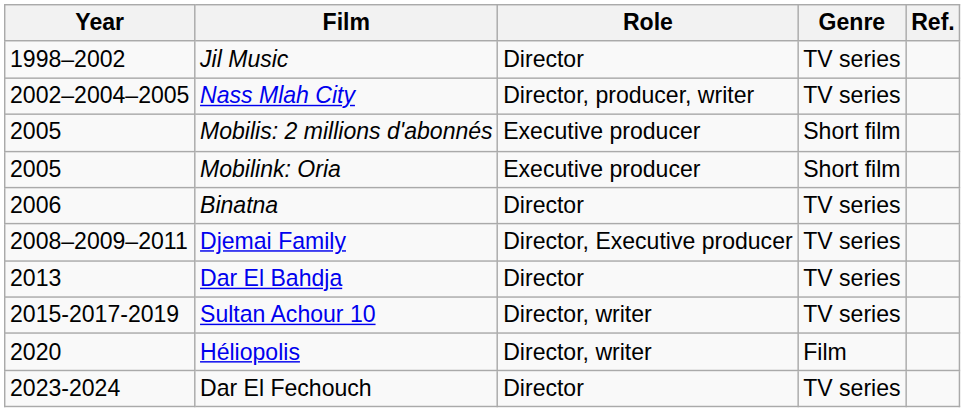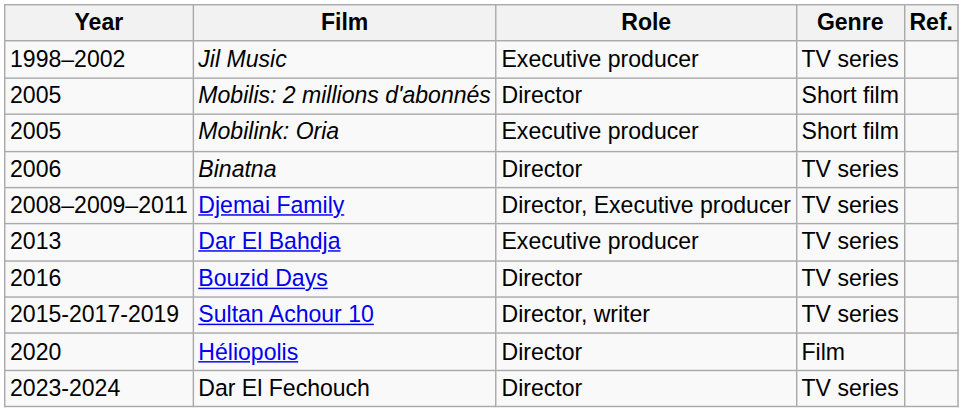(544, 59) Director -> (600, 59) Executive producer
- row: (277, 95)
(602, 132) Executive producer -> (542, 95) Director
(544, 278) Director -> (600, 242) Executive producer
+ row: (263, 278)
(577, 351) Director, writer -> (542, 351) Director
